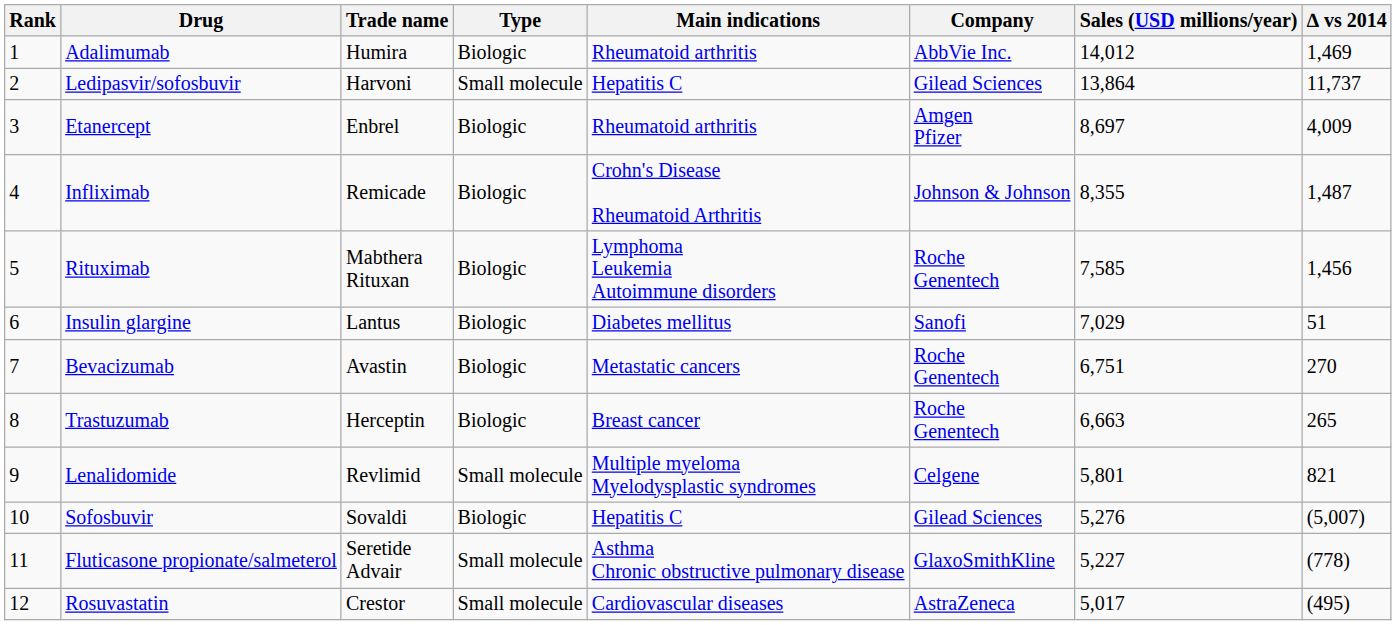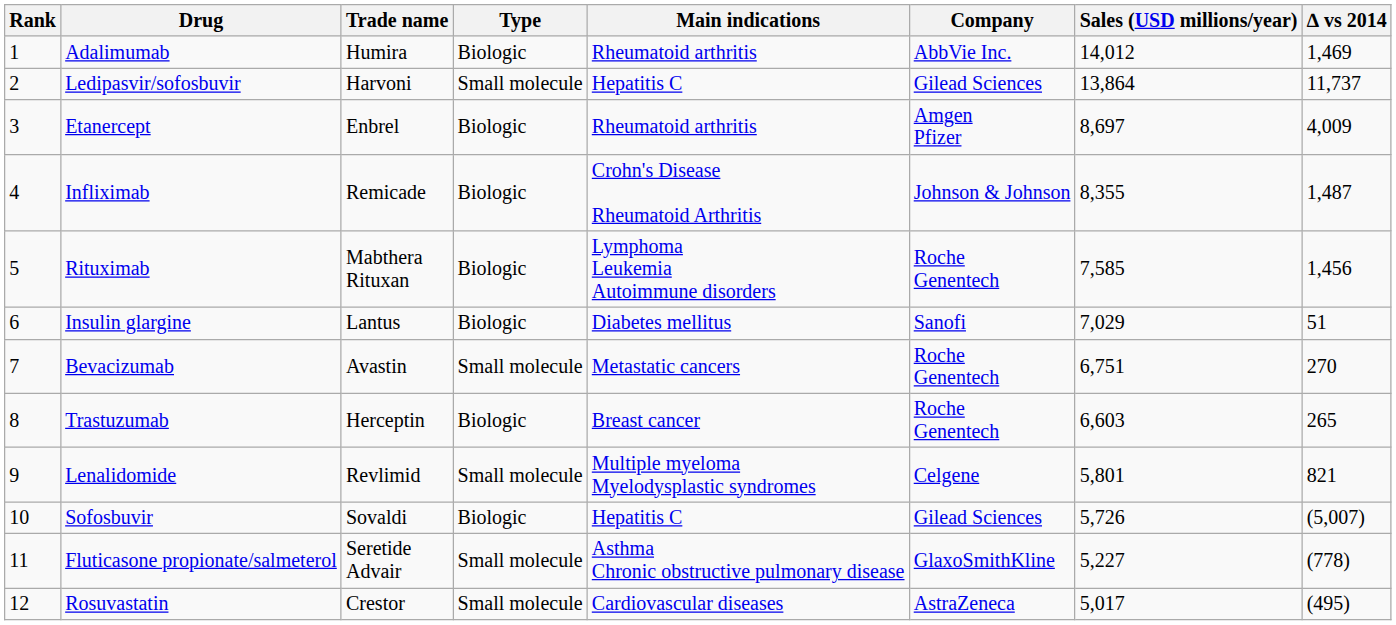(492, 366) Biologic -> (520, 366) Small molecule
(1102, 420) 6,663 -> (1102, 420) 6,603
(1102, 517) 5,276 -> (1102, 517) 5,726
